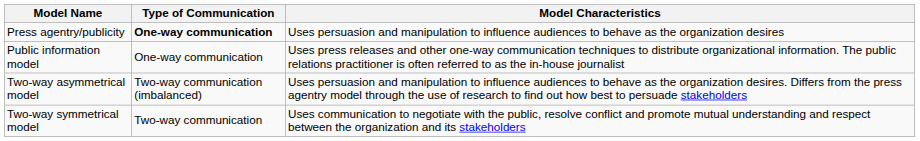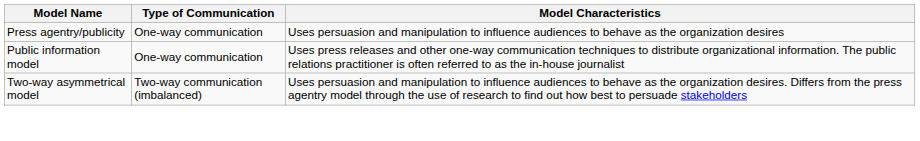(203, 32) bold -> (199, 32) normal
- row: (63, 120)
